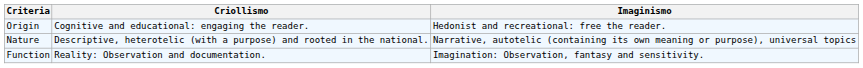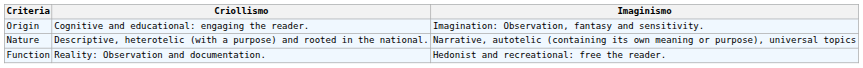(550, 27) Hedonist and recreational: free the reader. -> (569, 27) Imagination: Observation, fantasy and sensitivity.
(569, 56) Imagination: Observation, fantasy and sensitivity. -> (550, 56) Hedonist and recreational: free the reader.
